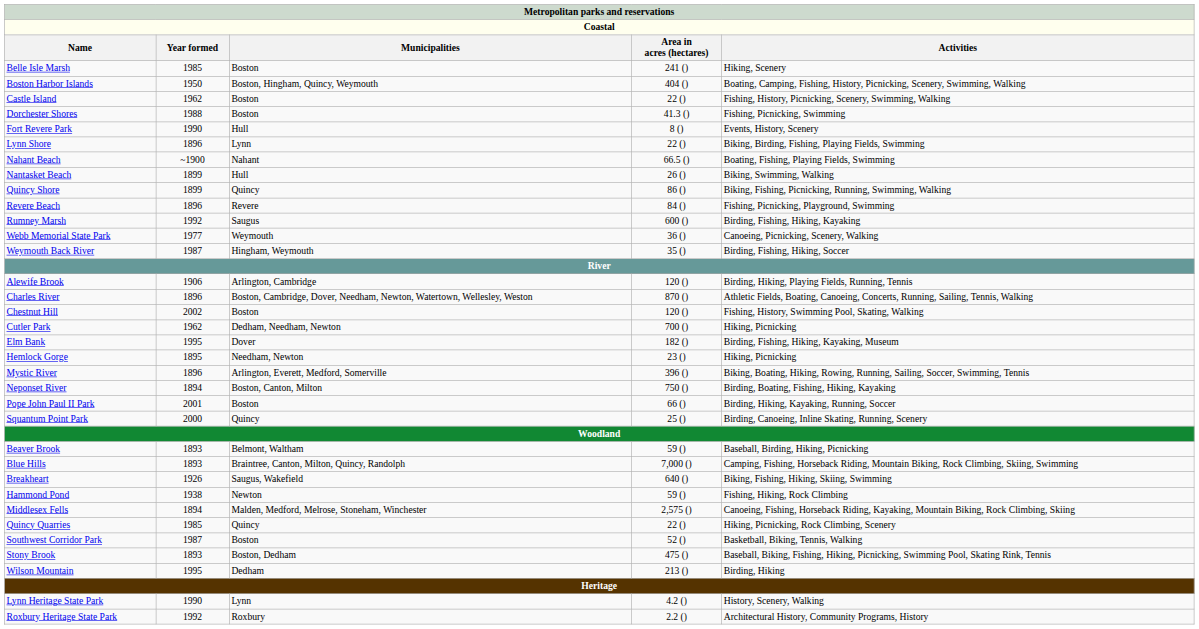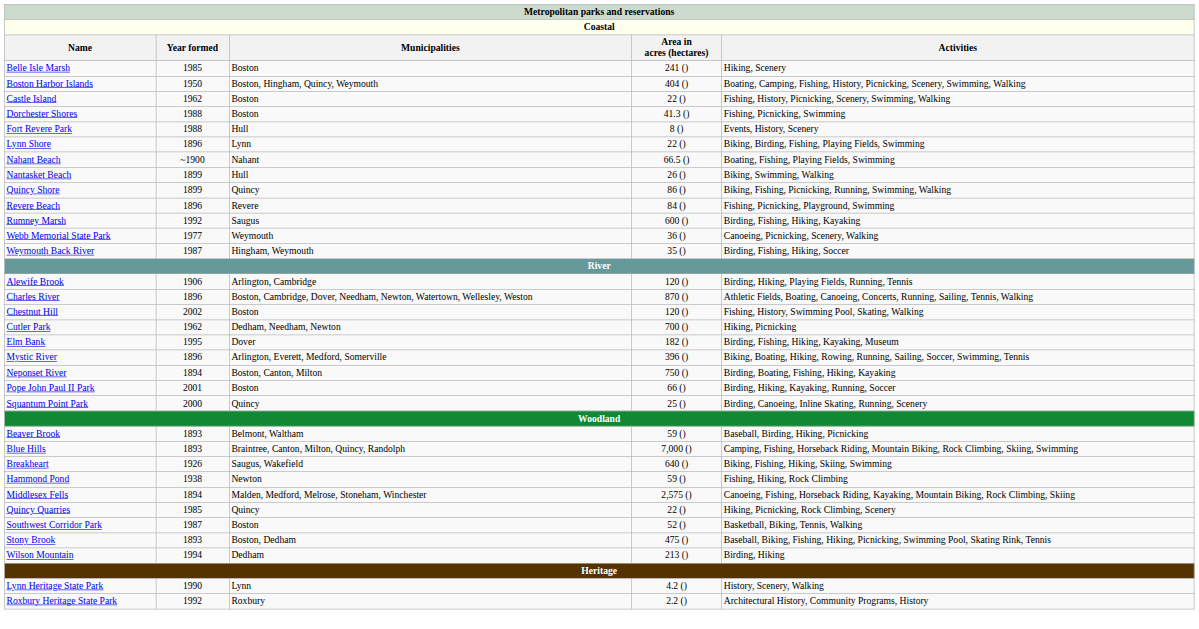(192, 129) 1990 -> (192, 129) 1988
- row: (37, 357)
(192, 571) 1995 -> (192, 555) 1994
